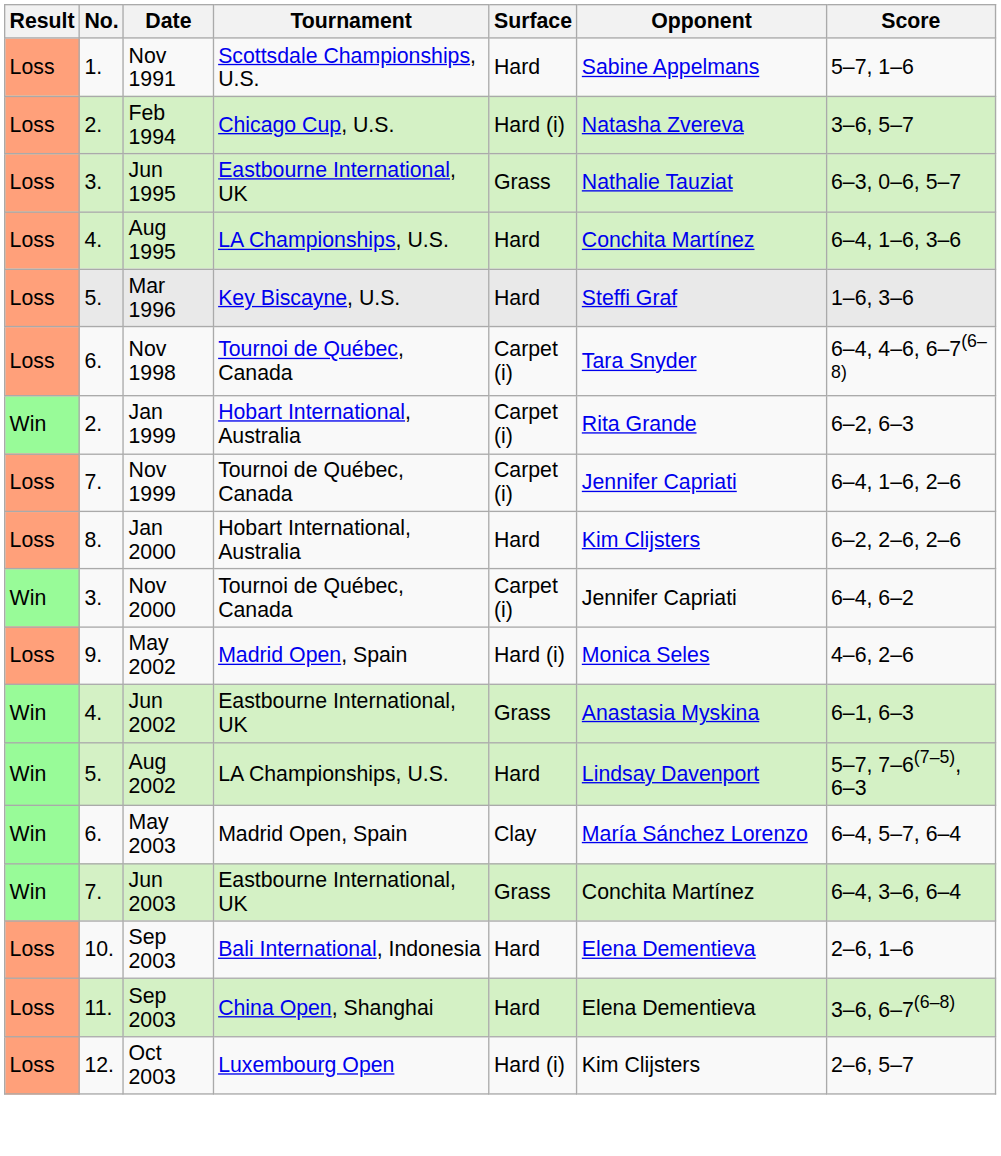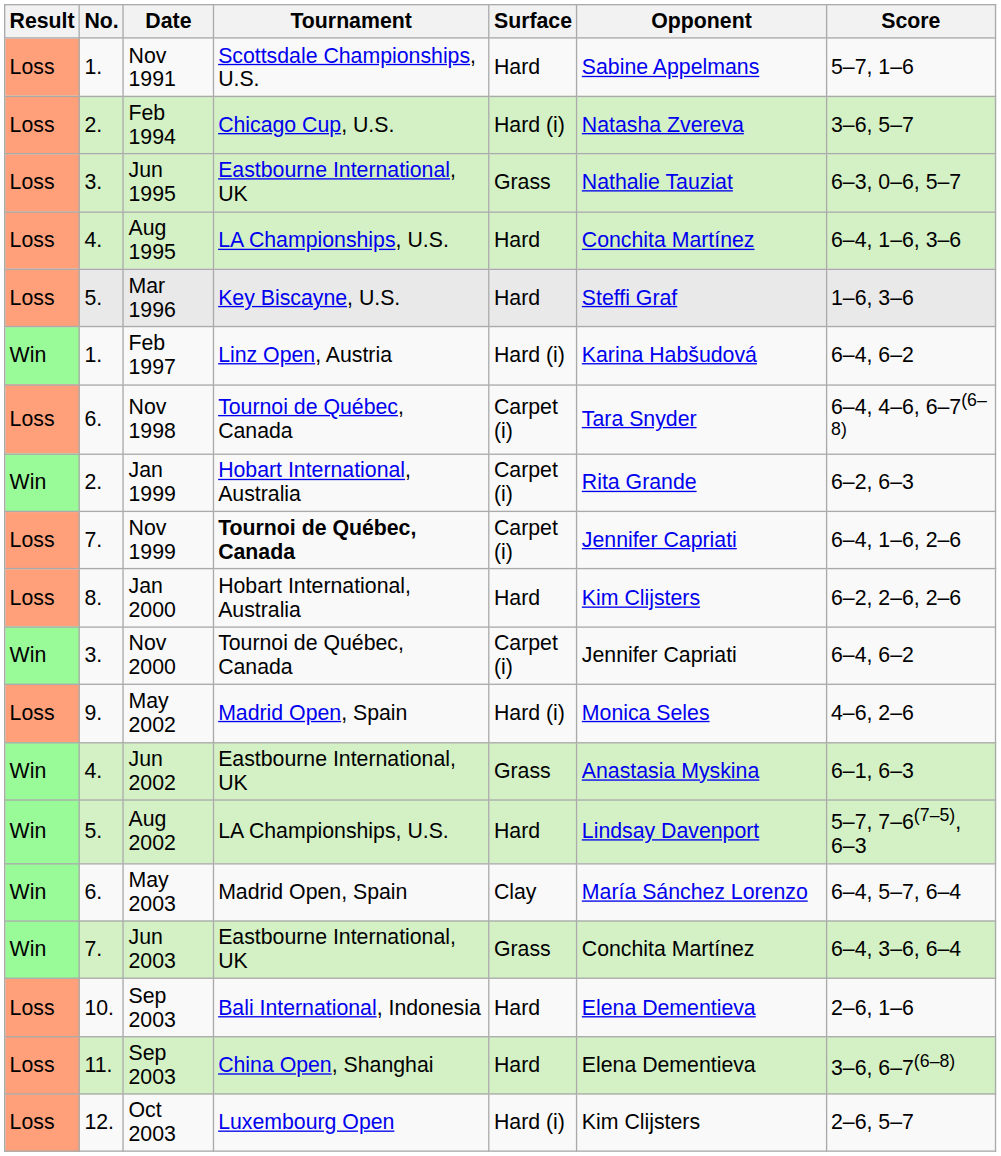+ row: (93, 355)
(311, 482) normal -> (317, 540) bold
